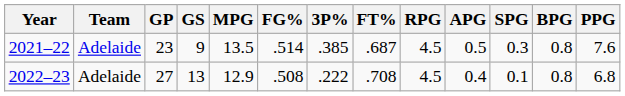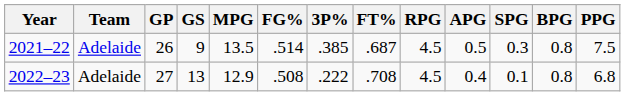(165, 47) 23 -> (165, 47) 26
(605, 47) 7.6 -> (605, 47) 7.5
